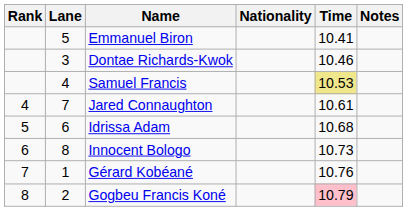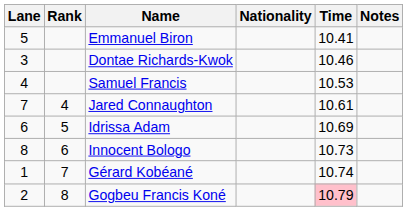columns swapped: (25, 16) <-> (65, 16)
(336, 83) khaki background -> (336, 83) no background
(336, 128) 10.68 -> (336, 128) 10.69
(336, 172) 10.76 -> (336, 172) 10.74
